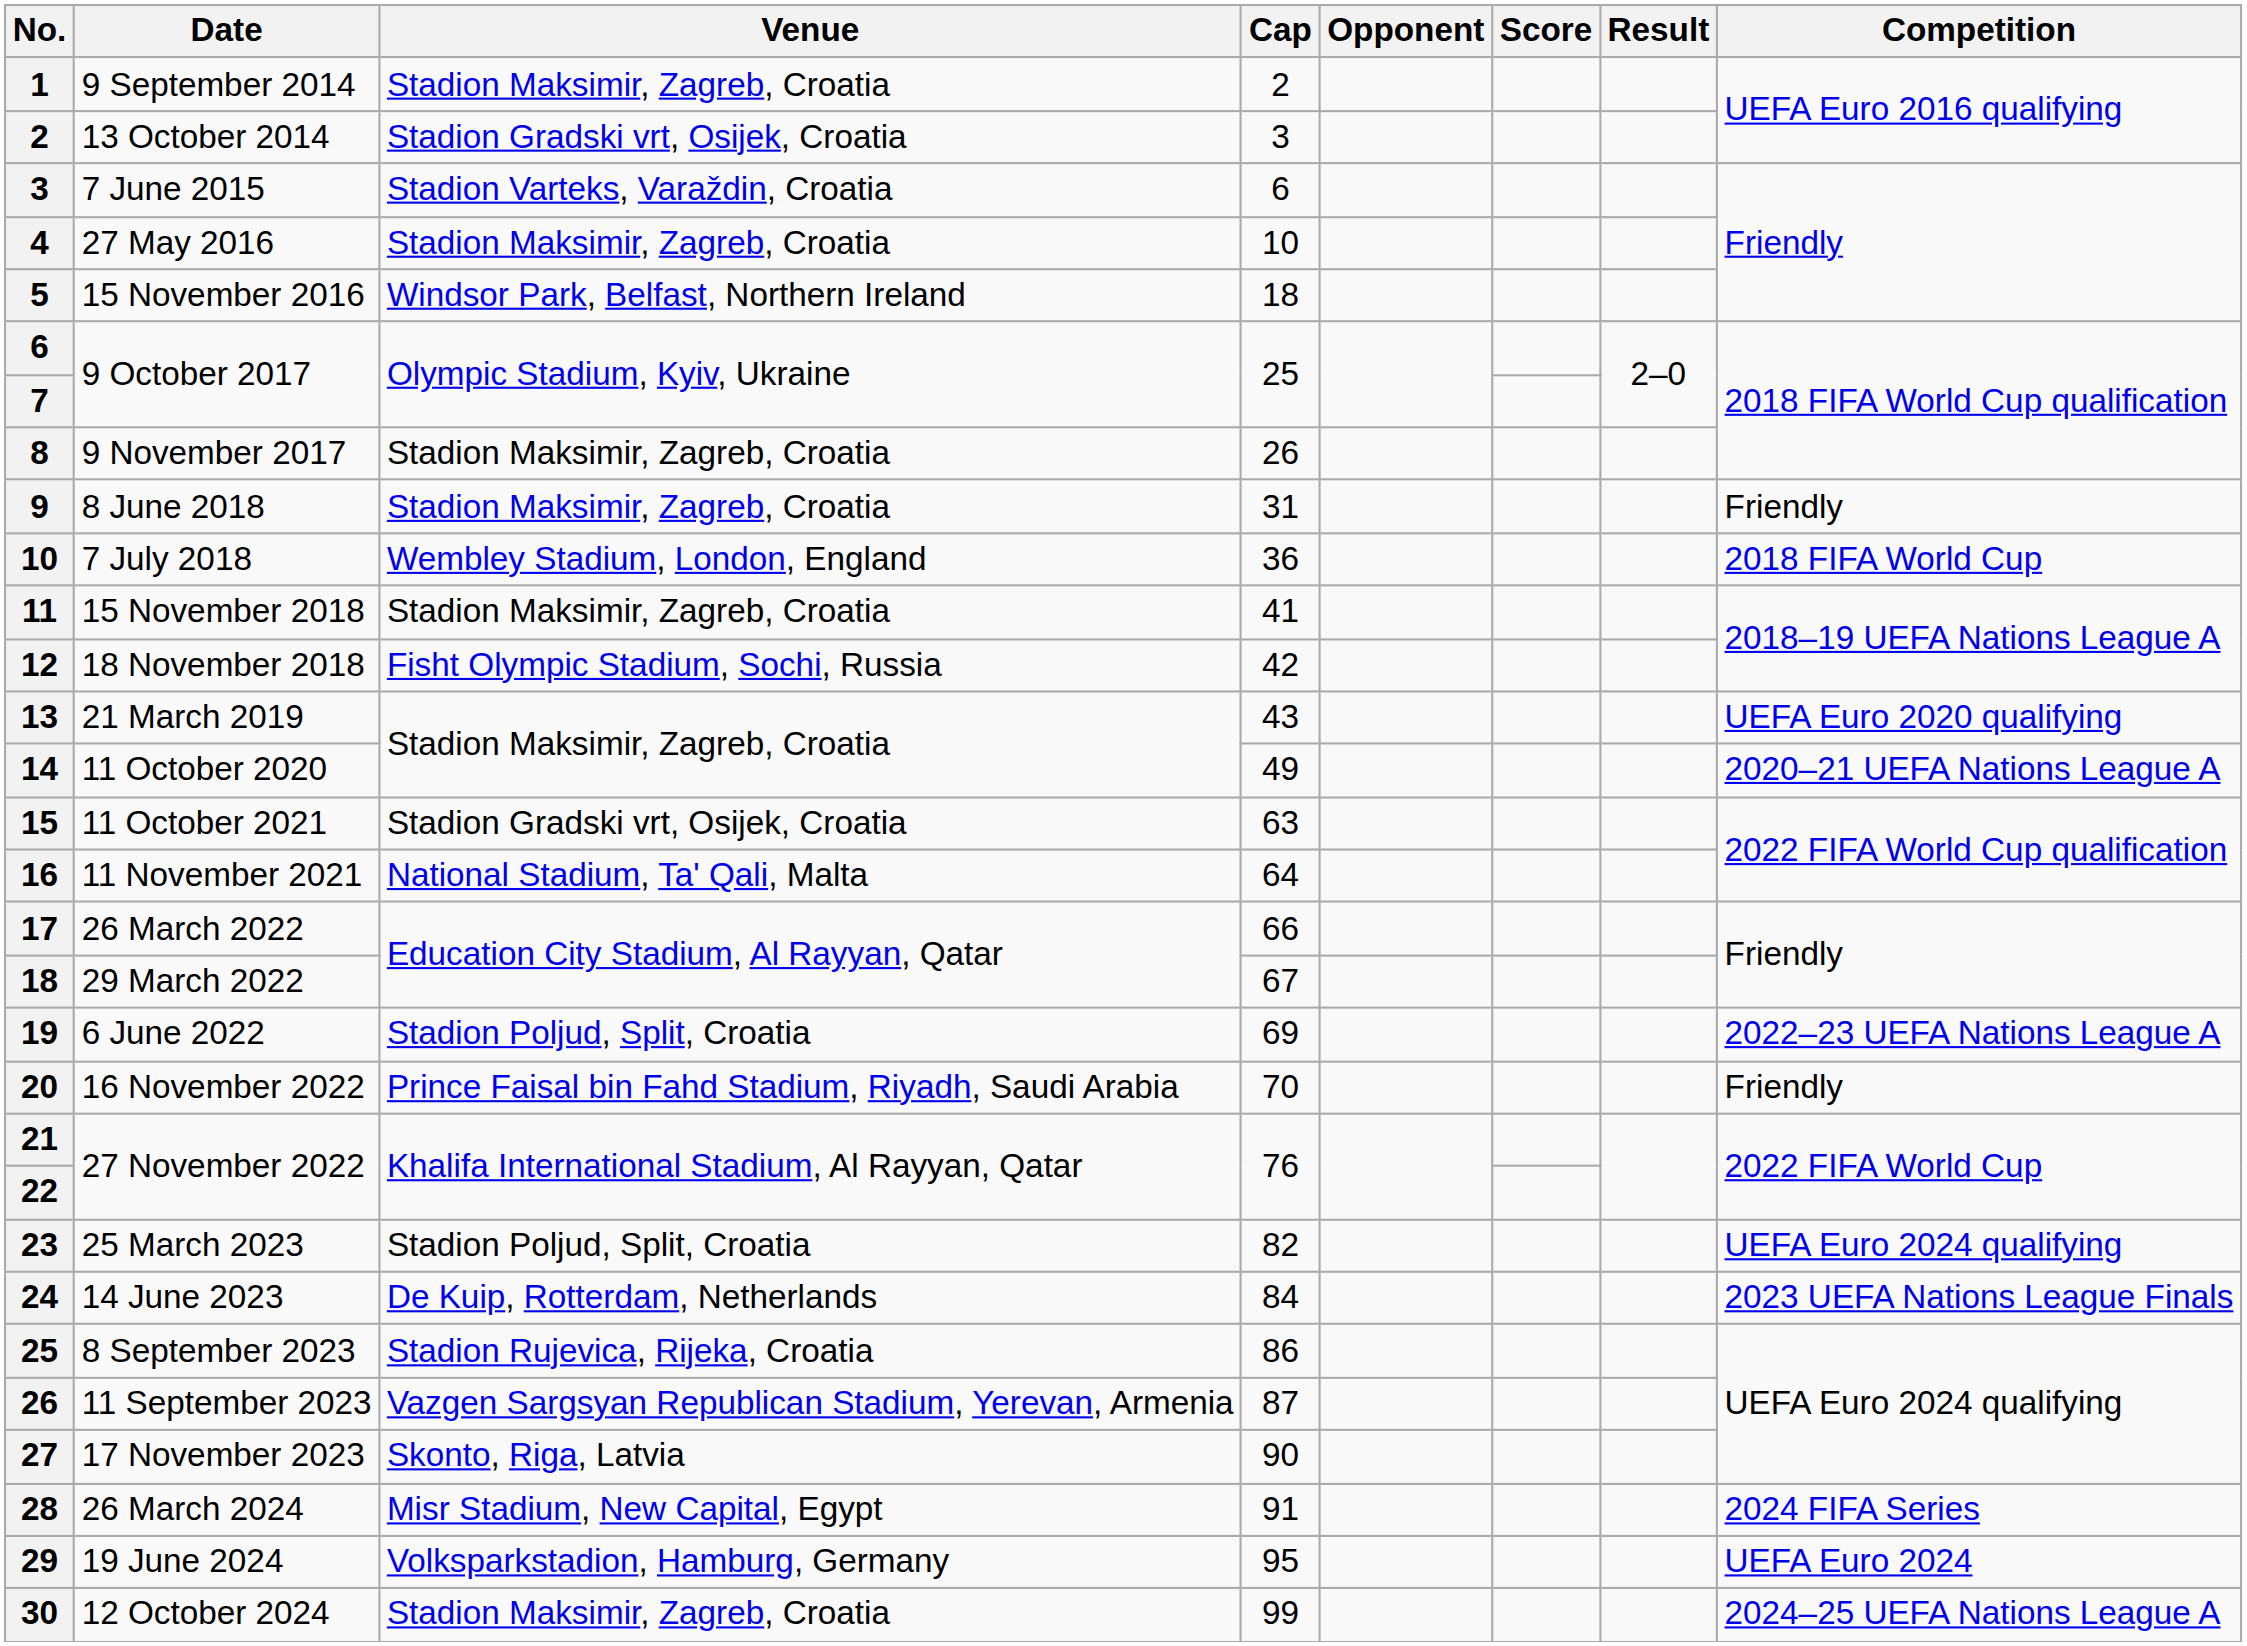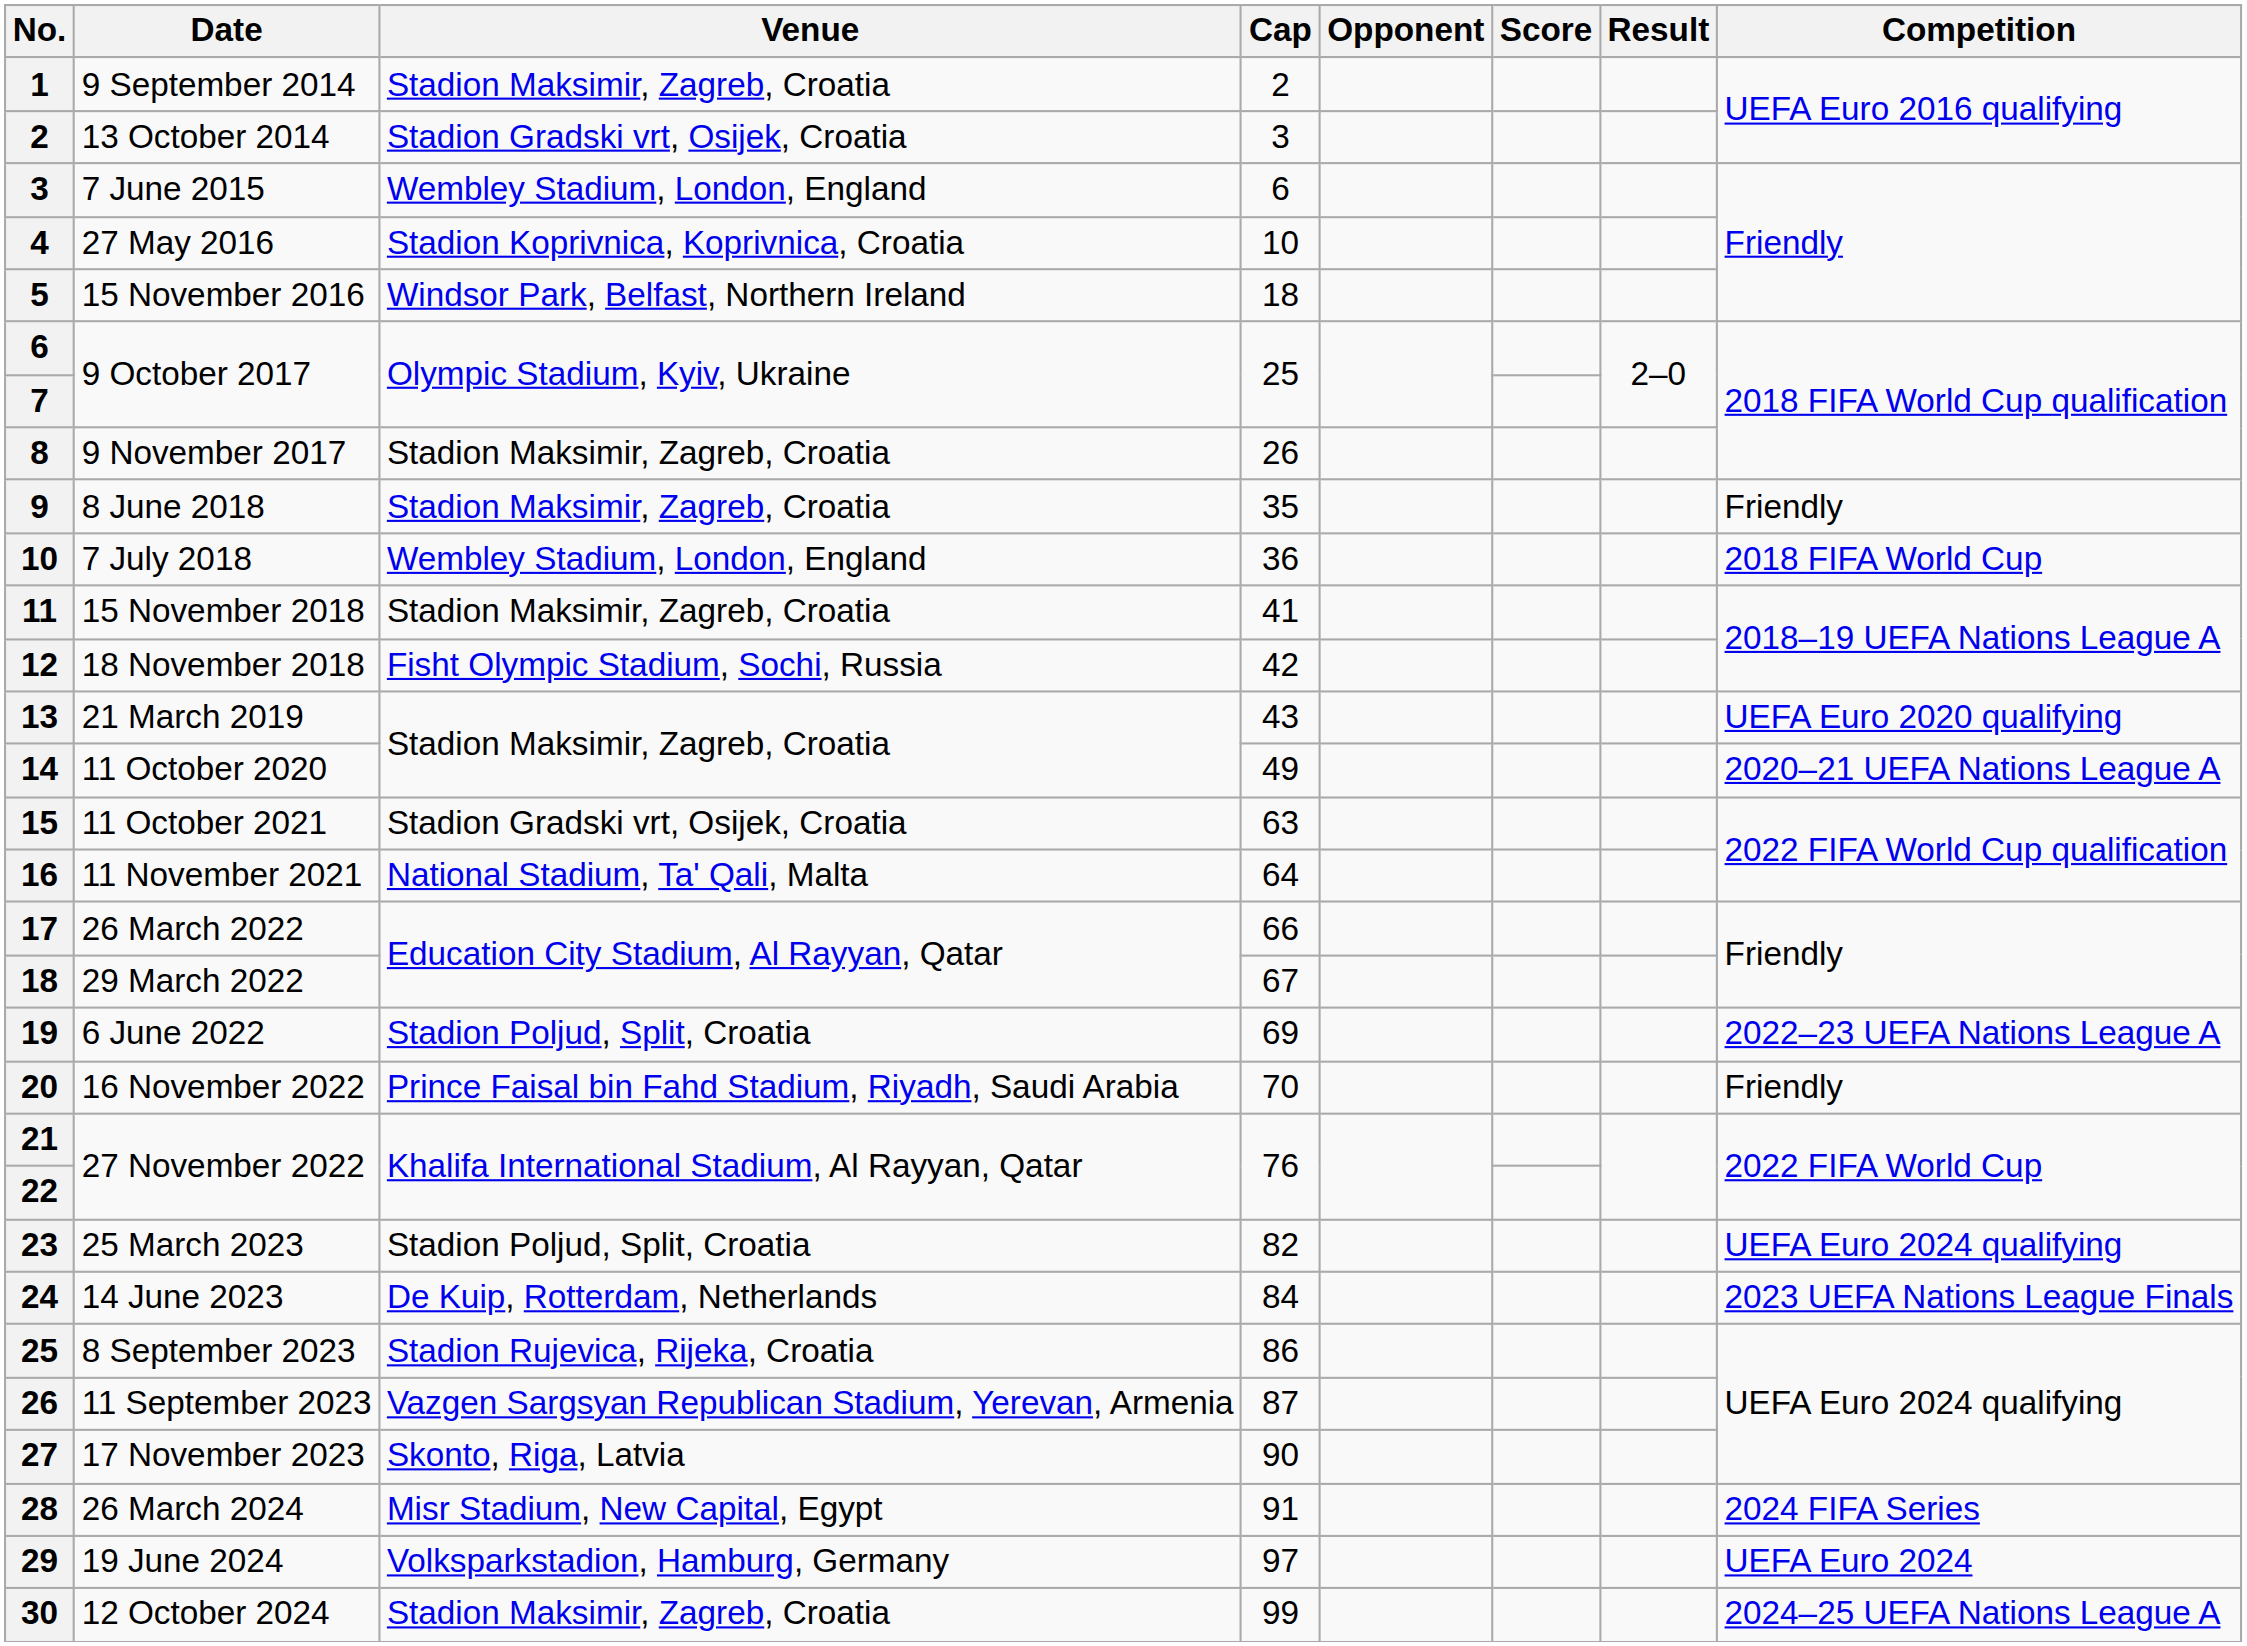(640, 189) Stadion Varteks, Varaždin, Croatia -> (657, 189) Wembley Stadium, London, England
(638, 242) Stadion Maksimir, Zagreb, Croatia -> (675, 242) Stadion Koprivnica, Koprivnica, Croatia
(1280, 505) 31 -> (1280, 505) 35
(1280, 1561) 95 -> (1280, 1561) 97
